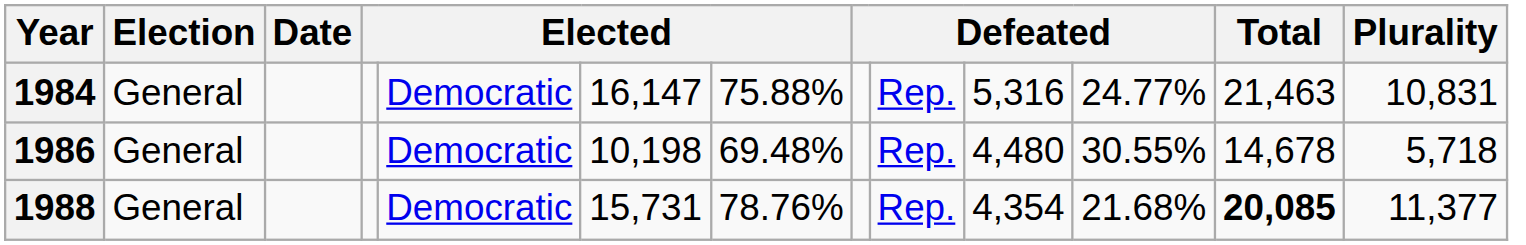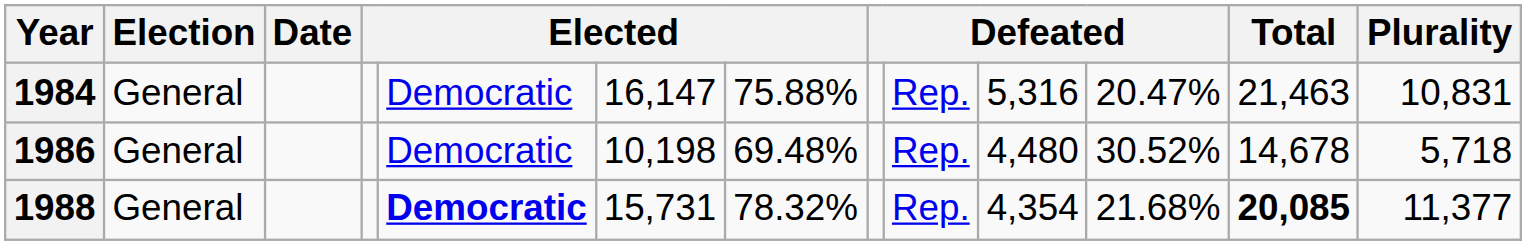(1144, 92) 24.77% -> (1158, 92) 20.47%
(1144, 150) 30.55% -> (1158, 150) 30.52%
(479, 208) normal -> (486, 208) bold
(781, 208) 78.76% -> (796, 208) 78.32%
